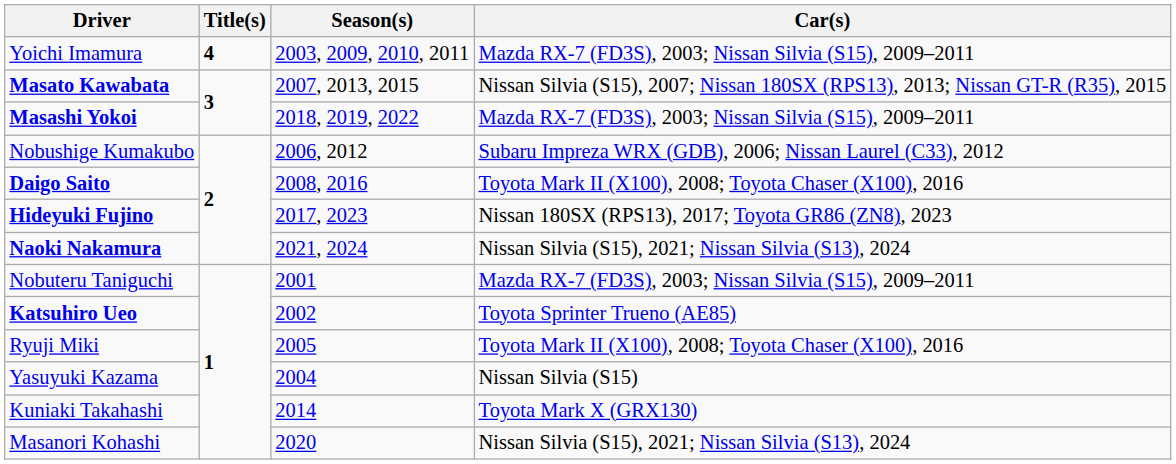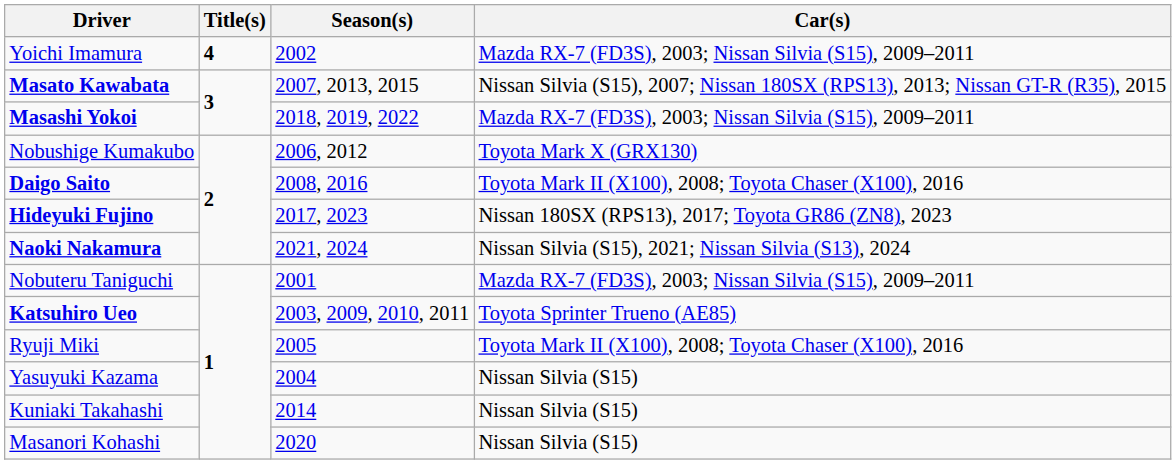(372, 53) 2003, 2009, 2010, 2011 -> (296, 53) 2002
(741, 150) Subaru Impreza WRX (GDB), 2006; Nissan Laurel (C33), 2012 -> (588, 150) Toyota Mark X (GRX130)
(296, 313) 2002 -> (372, 313) 2003, 2009, 2010, 2011
(588, 410) Toyota Mark X (GRX130) -> (558, 410) Nissan Silvia (S15)
(694, 442) Nissan Silvia (S15), 2021; Nissan Silvia (S13), 2024 -> (558, 442) Nissan Silvia (S15)
